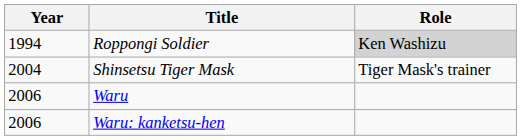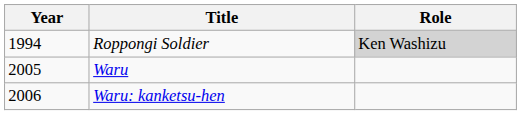- row: (164, 69)
(25, 95) 2006 -> (25, 69) 2005
